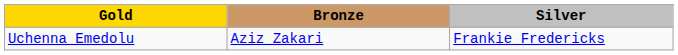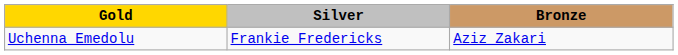columns swapped: (561, 16) <-> (339, 16)
